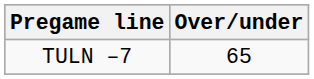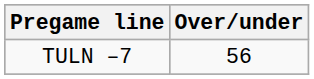(239, 57) 65 -> (239, 57) 56
